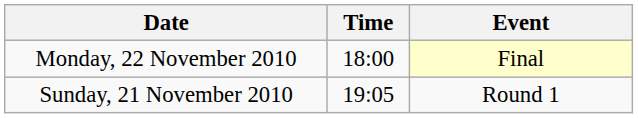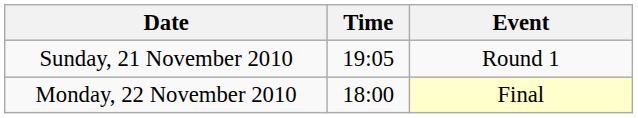rows swapped: (166, 94) <-> (166, 58)
